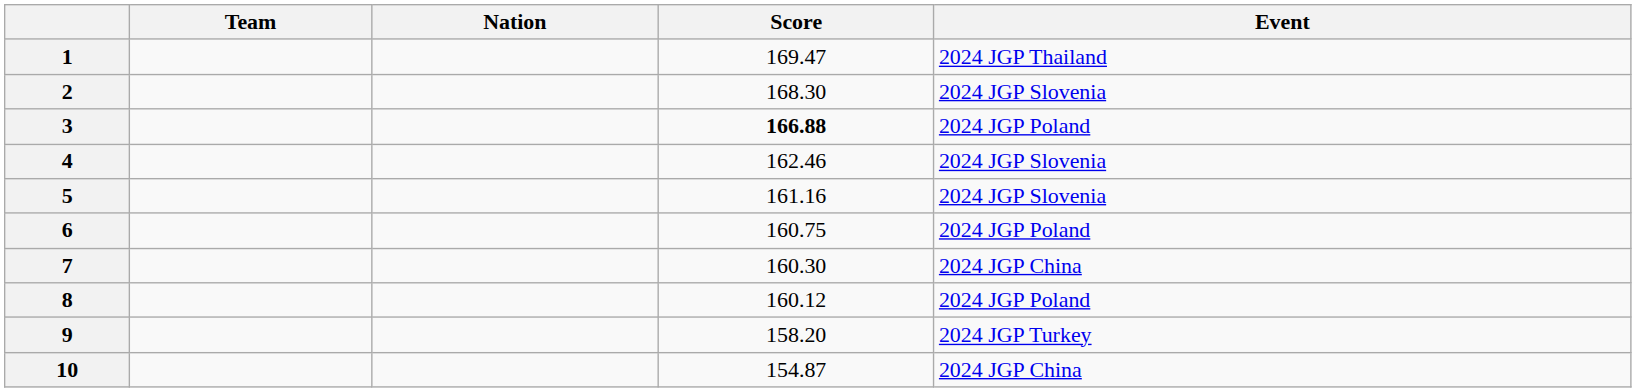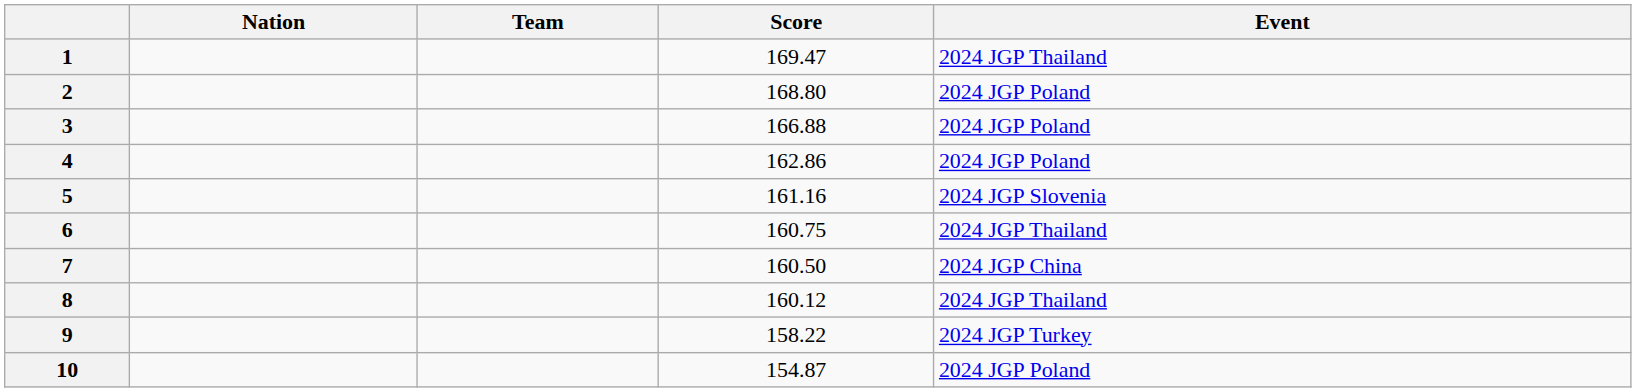columns swapped: (251, 21) <-> (515, 21)
(796, 91) 168.30 -> (796, 91) 168.80
(1023, 91) 2024 JGP Slovenia -> (1015, 91) 2024 JGP Poland
(796, 126) bold -> (796, 126) normal
(796, 160) 162.46 -> (796, 160) 162.86
(1023, 160) 2024 JGP Slovenia -> (1015, 160) 2024 JGP Poland
(1015, 230) 2024 JGP Poland -> (1023, 230) 2024 JGP Thailand
(796, 265) 160.30 -> (796, 265) 160.50
(1015, 299) 2024 JGP Poland -> (1023, 299) 2024 JGP Thailand
(796, 334) 158.20 -> (796, 334) 158.22
(1010, 369) 2024 JGP China -> (1015, 369) 2024 JGP Poland
